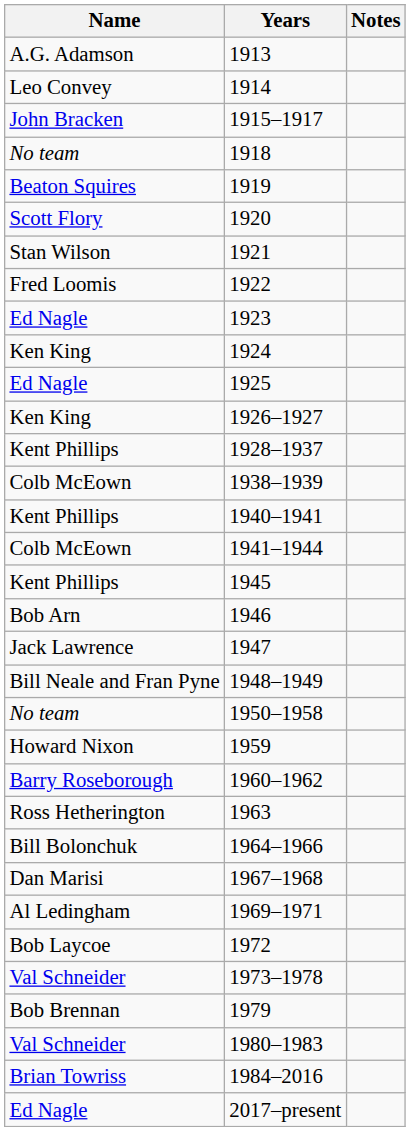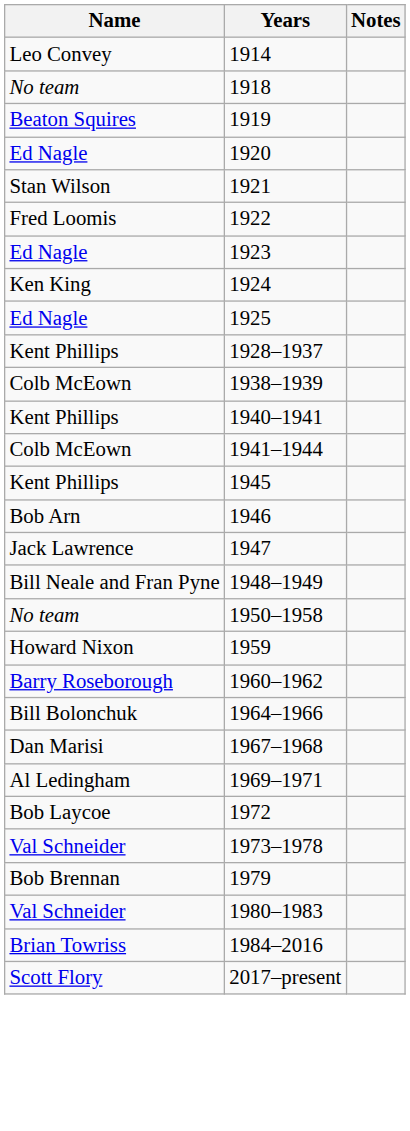- row: (250, 53)
- row: (276, 119)
(56, 218) Scott Flory -> (48, 152) Ed Nagle
- row: (276, 416)
- row: (250, 812)
(48, 1109) Ed Nagle -> (56, 977) Scott Flory
